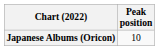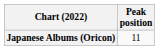(136, 38) 10 -> (136, 38) 11
